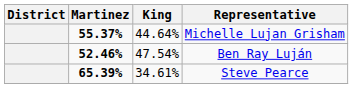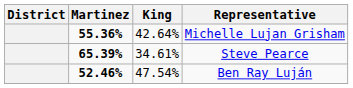(100, 34) 55.37% -> (100, 34) 55.36%
(157, 34) 44.64% -> (157, 34) 42.64%
rows swapped: (265, 73) <-> (265, 54)
